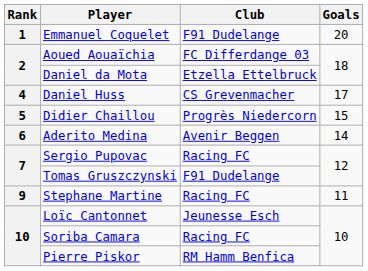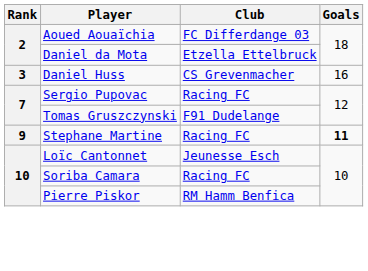- row: (106, 35)
(22, 95) 4 -> (22, 75) 3
(341, 95) 17 -> (341, 75) 16
- row: (99, 115)
- row: (95, 135)
(341, 196) normal -> (341, 135) bold
